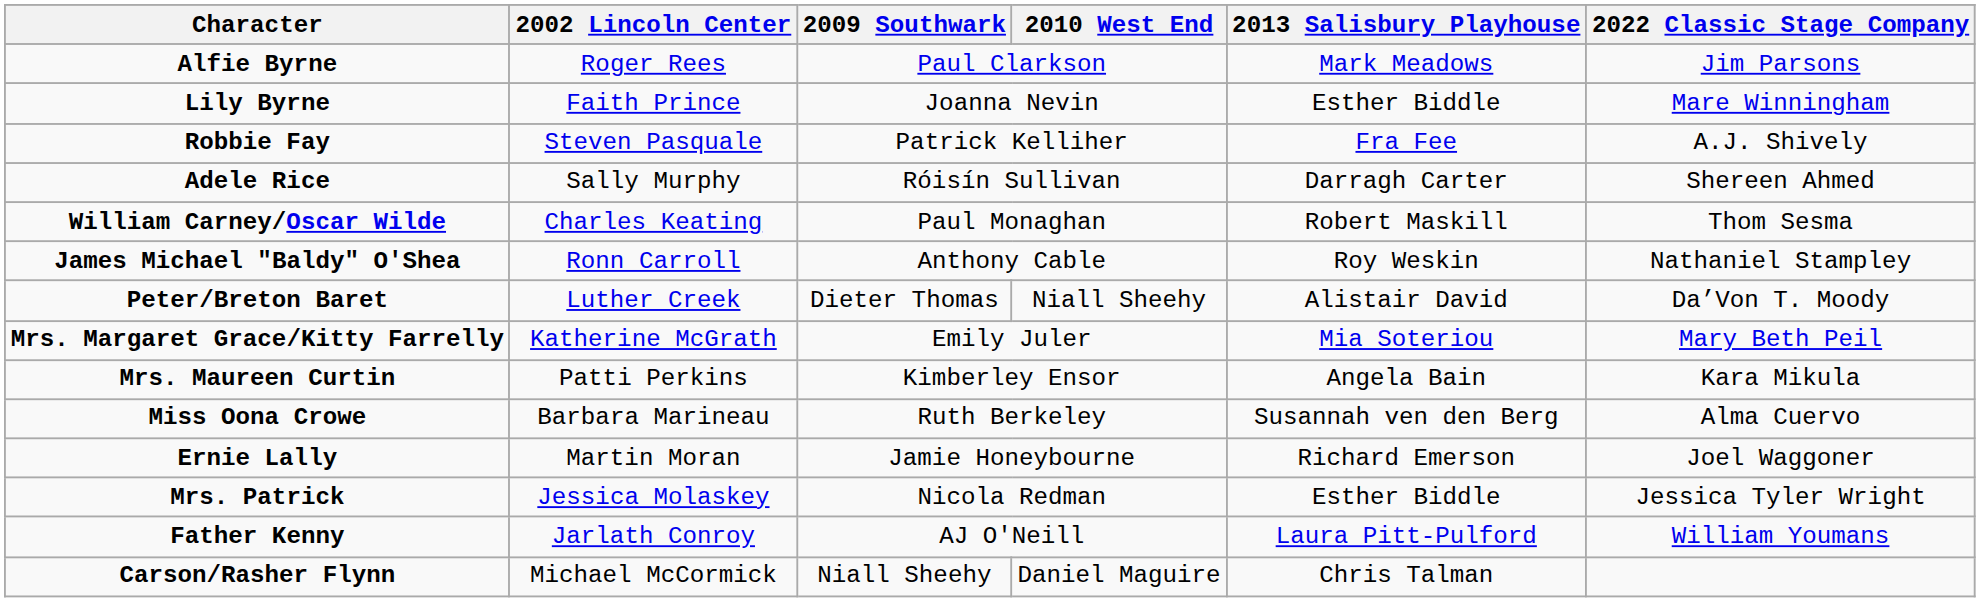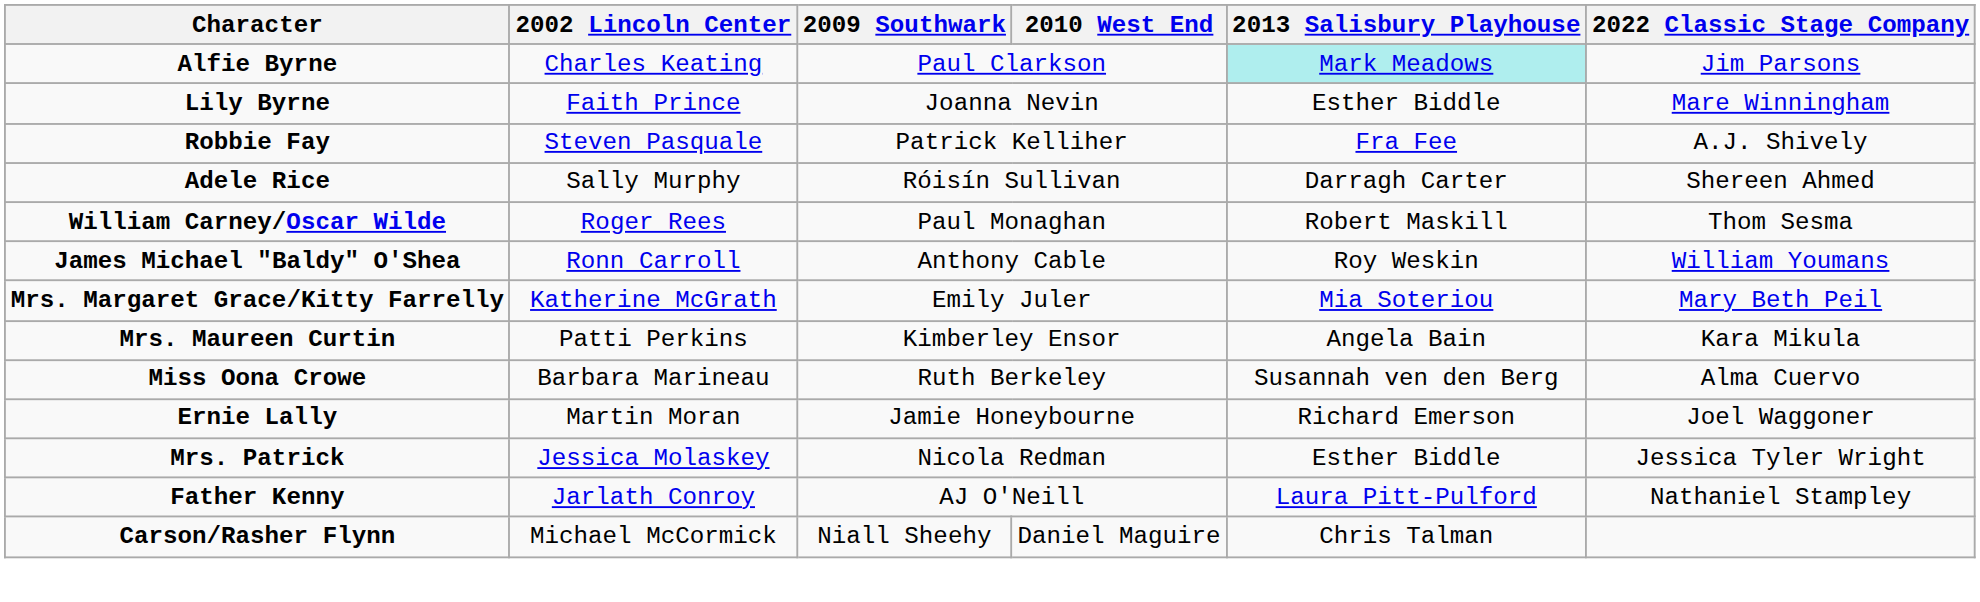(653, 64) Roger Rees -> (653, 64) Charles Keating
(1406, 64) no background -> (1406, 64) paleturquoise background
(653, 222) Charles Keating -> (653, 222) Roger Rees
(1781, 261) Nathaniel Stampley -> (1781, 261) William Youmans
- row: (257, 300)
(1781, 537) William Youmans -> (1781, 498) Nathaniel Stampley
